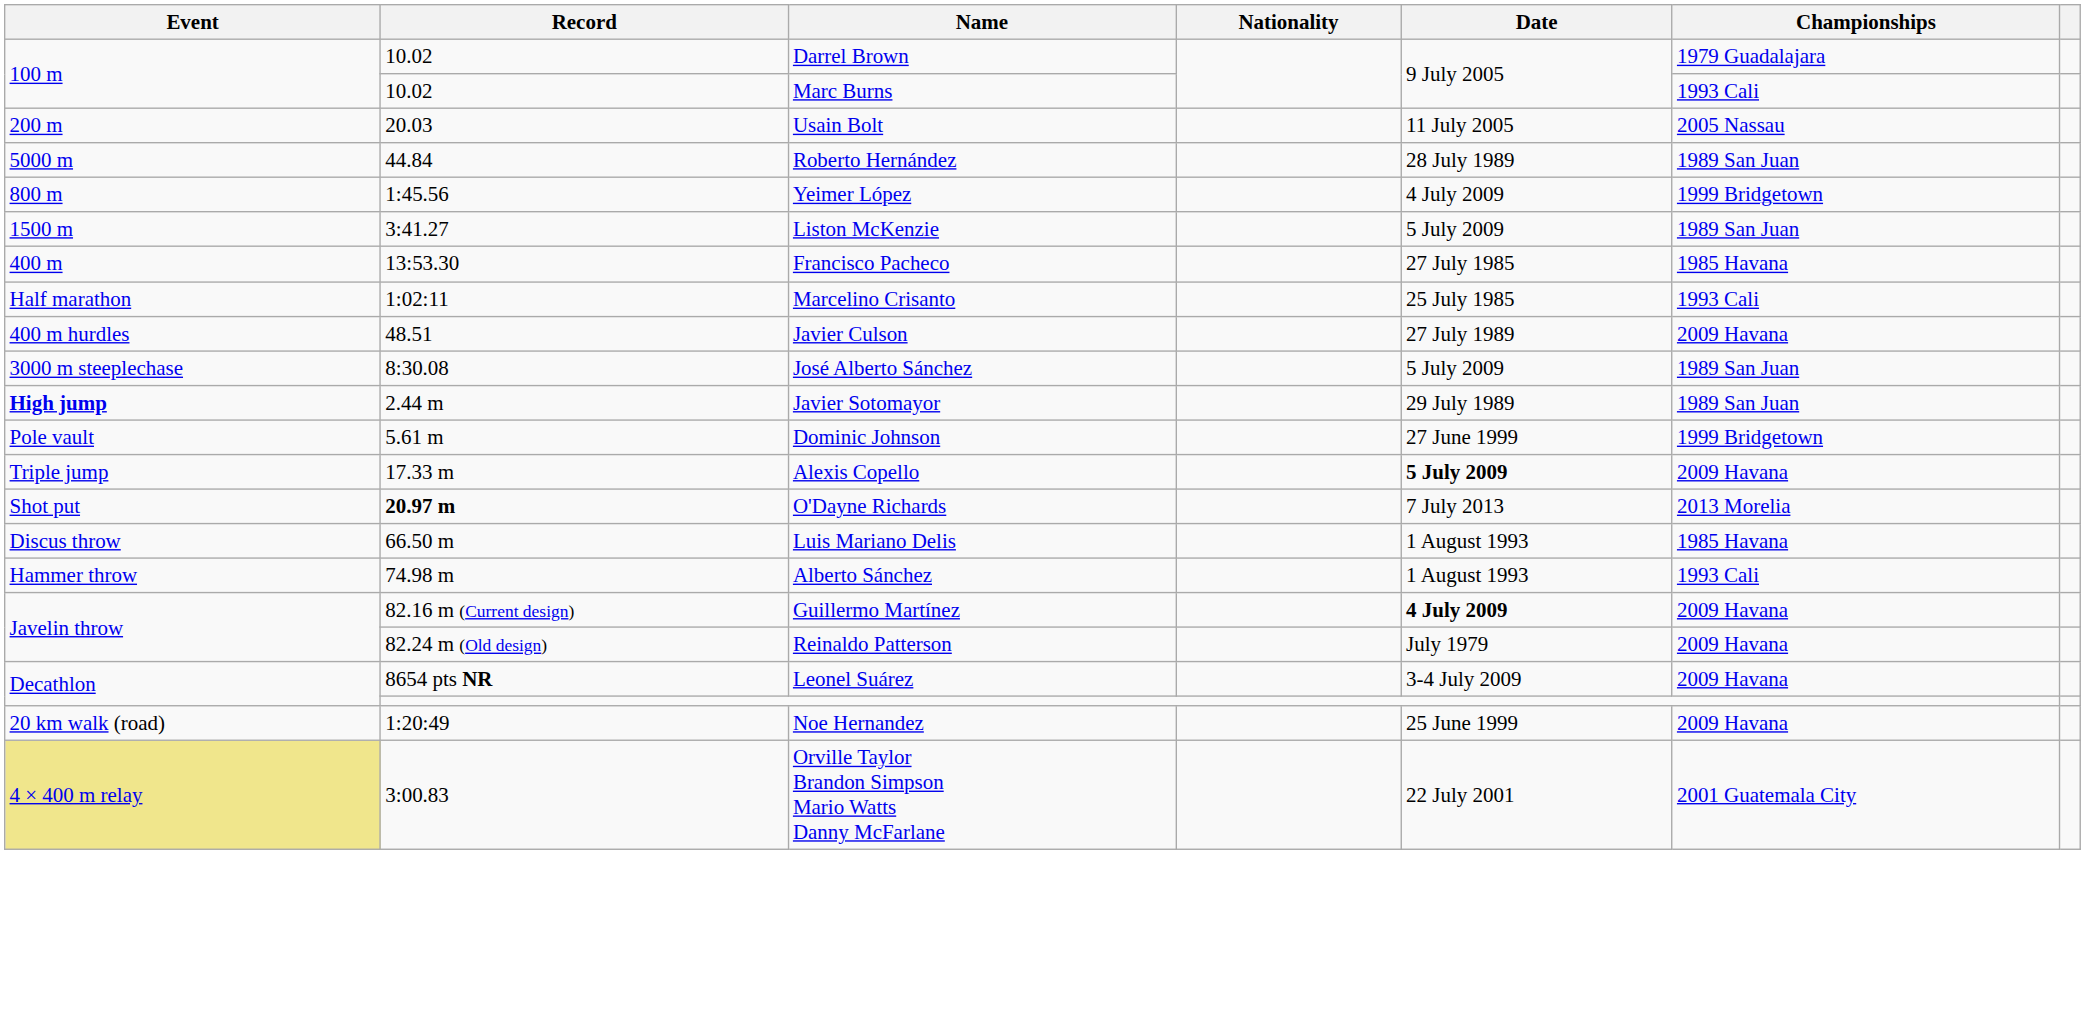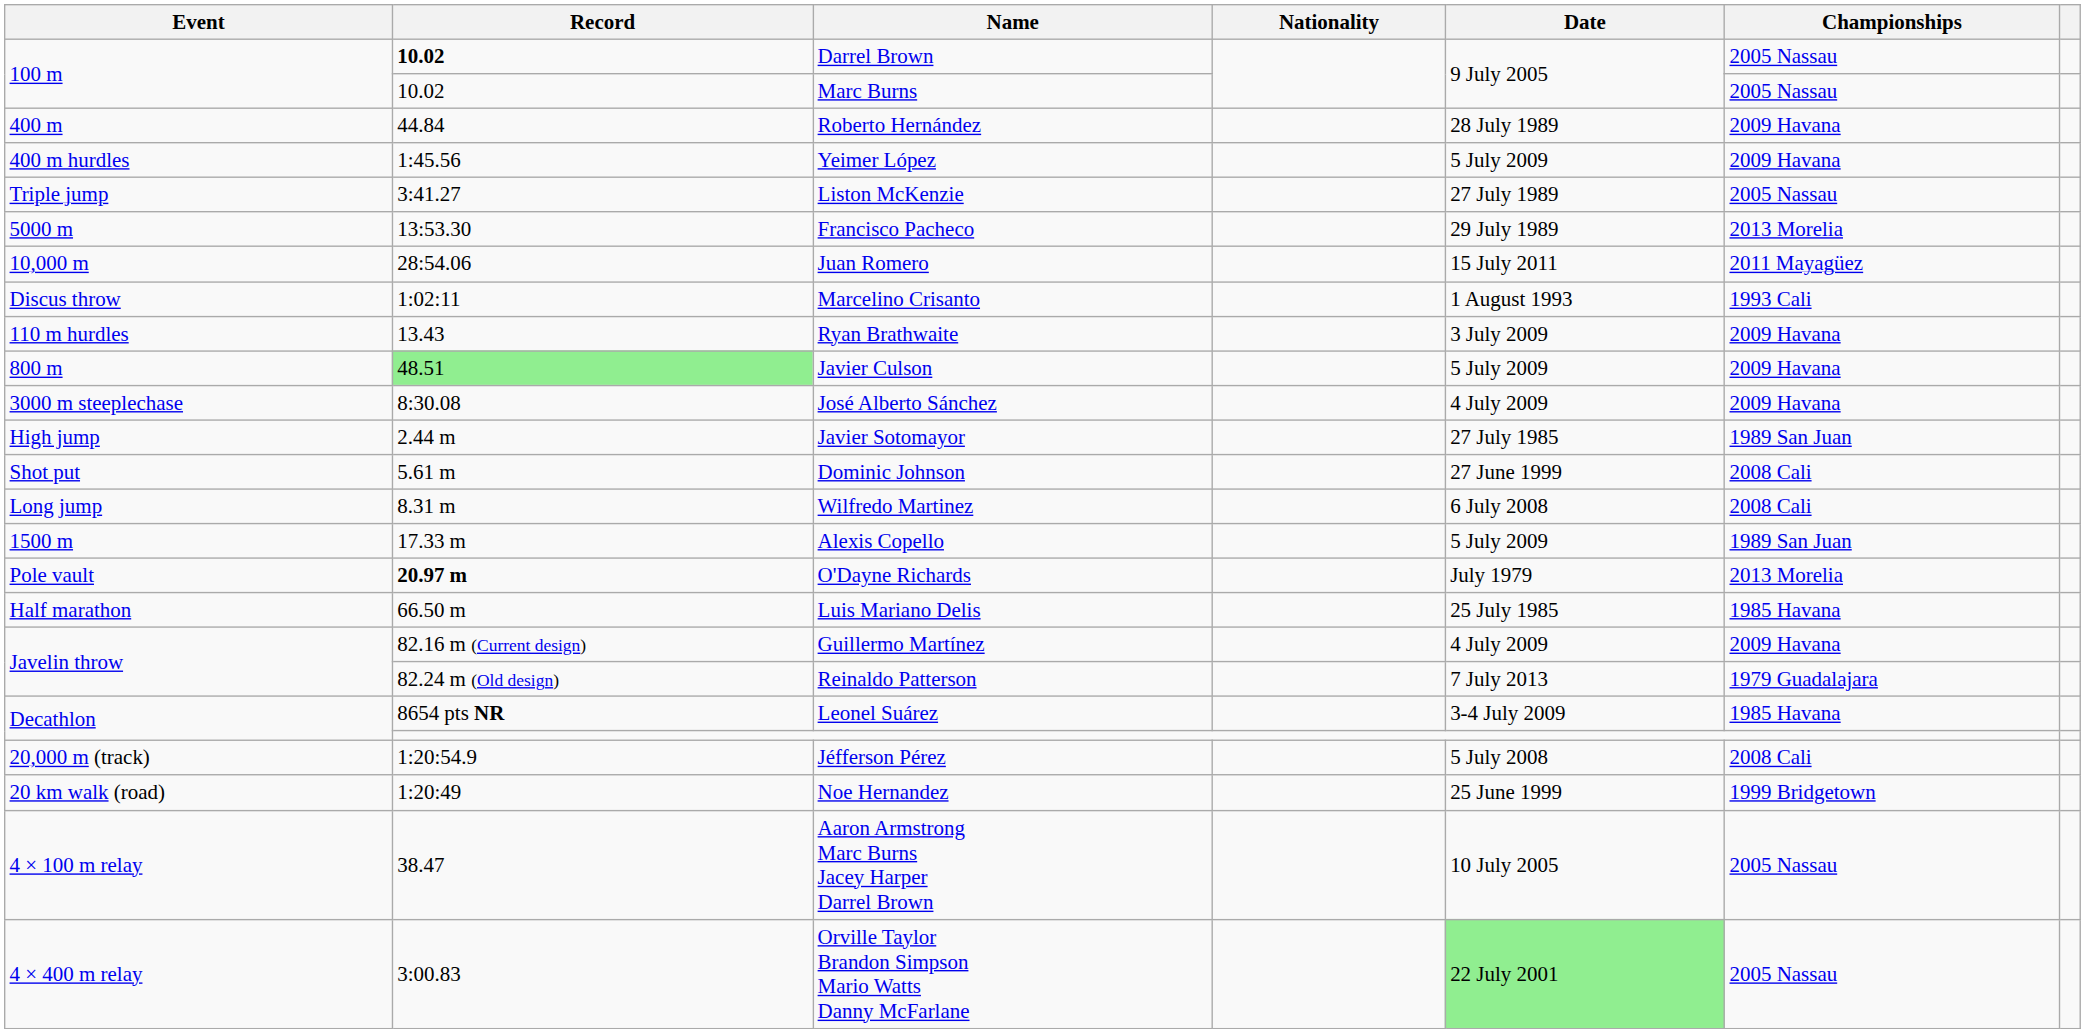(409, 56) normal -> (421, 56) bold
(1751, 56) 1979 Guadalajara -> (1783, 56) 2005 Nassau
(1718, 91) 1993 Cali -> (1783, 91) 2005 Nassau
- row: (838, 125)
(41, 160) 5000 m -> (36, 125) 400 m
(1738, 160) 1989 San Juan -> (1785, 125) 2009 Havana
(36, 194) 800 m -> (70, 160) 400 m hurdles
(1455, 194) 4 July 2009 -> (1499, 160) 5 July 2009
(1750, 194) 1999 Bridgetown -> (1785, 160) 2009 Havana
(41, 229) 1500 m -> (59, 194) Triple jump
(1455, 229) 5 July 2009 -> (1504, 194) 27 July 1989
(1738, 229) 1989 San Juan -> (1783, 194) 2005 Nassau
(36, 264) 400 m -> (41, 229) 5000 m
(1460, 264) 27 July 1985 -> (1504, 229) 29 July 1989
(1733, 264) 1985 Havana -> (1786, 229) 2013 Morelia
+ row: (873, 264)
(70, 298) Half marathon -> (65, 298) Discus throw
(1460, 298) 25 July 1985 -> (1511, 298) 1 August 1993
+ row: (888, 333)
(70, 333) 400 m hurdles -> (36, 367) 800 m
(409, 333) no background -> (421, 367) lightgreen background
(1460, 333) 27 July 1989 -> (1499, 367) 5 July 2009
(1455, 367) 5 July 2009 -> (1499, 402) 4 July 2009
(1738, 367) 1989 San Juan -> (1785, 402) 2009 Havana
(58, 402) bold -> (55, 437) normal
(1460, 402) 29 July 1989 -> (1504, 437) 27 July 1985
(52, 437) Pole vault -> (45, 471) Shot put
(1750, 437) 1999 Bridgetown -> (1771, 471) 2008 Cali
+ row: (895, 506)
(59, 471) Triple jump -> (41, 540) 1500 m
(1457, 471) bold -> (1499, 540) normal
(1733, 471) 2009 Havana -> (1791, 540) 1989 San Juan
(45, 506) Shot put -> (52, 575) Pole vault
(1455, 506) 7 July 2013 -> (1491, 575) July 1979
(65, 540) Discus throw -> (70, 609) Half marathon
(1467, 540) 1 August 1993 -> (1504, 609) 25 July 1985
- row: (862, 575)
(1457, 609) bold -> (1499, 644) normal
(1447, 644) July 1979 -> (1499, 679) 7 July 2013
(1733, 644) 2009 Havana -> (1804, 679) 1979 Guadalajara
(1733, 679) 2009 Havana -> (1785, 713) 1985 Havana
+ row: (882, 758)
(1733, 723) 2009 Havana -> (1803, 792) 1999 Bridgetown
+ row: (891, 864)
(76, 795) khaki background -> (76, 973) no background
(1460, 795) no background -> (1504, 973) lightgreen background
(1767, 795) 2001 Guatemala City -> (1783, 973) 2005 Nassau
